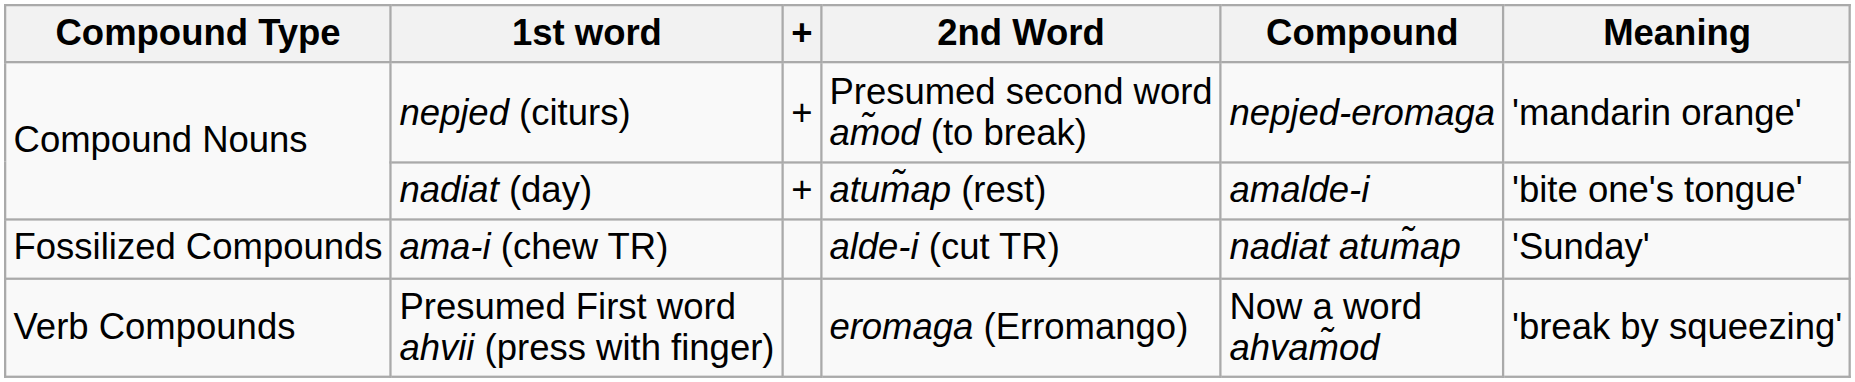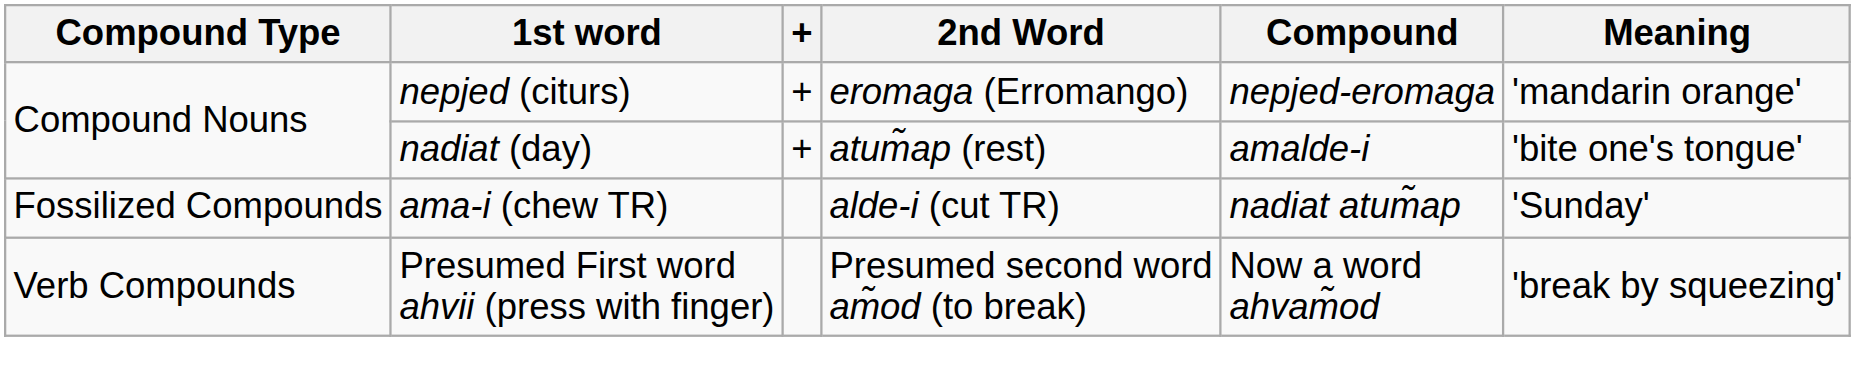(1021, 111) Presumed second word am̃od (to break) -> (1009, 91) eromaga (Erromango)
(1009, 326) eromaga (Erromango) -> (1021, 285) Presumed second word am̃od (to break)
